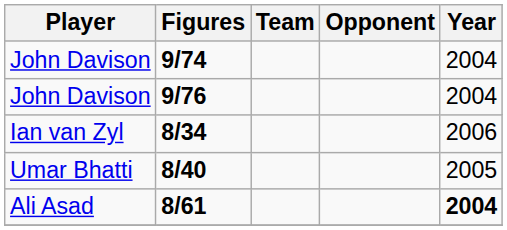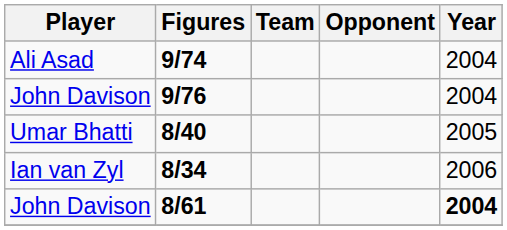(80, 59) John Davison -> (52, 59) Ali Asad
rows swapped: (184, 133) <-> (184, 170)
(52, 206) Ali Asad -> (80, 206) John Davison
